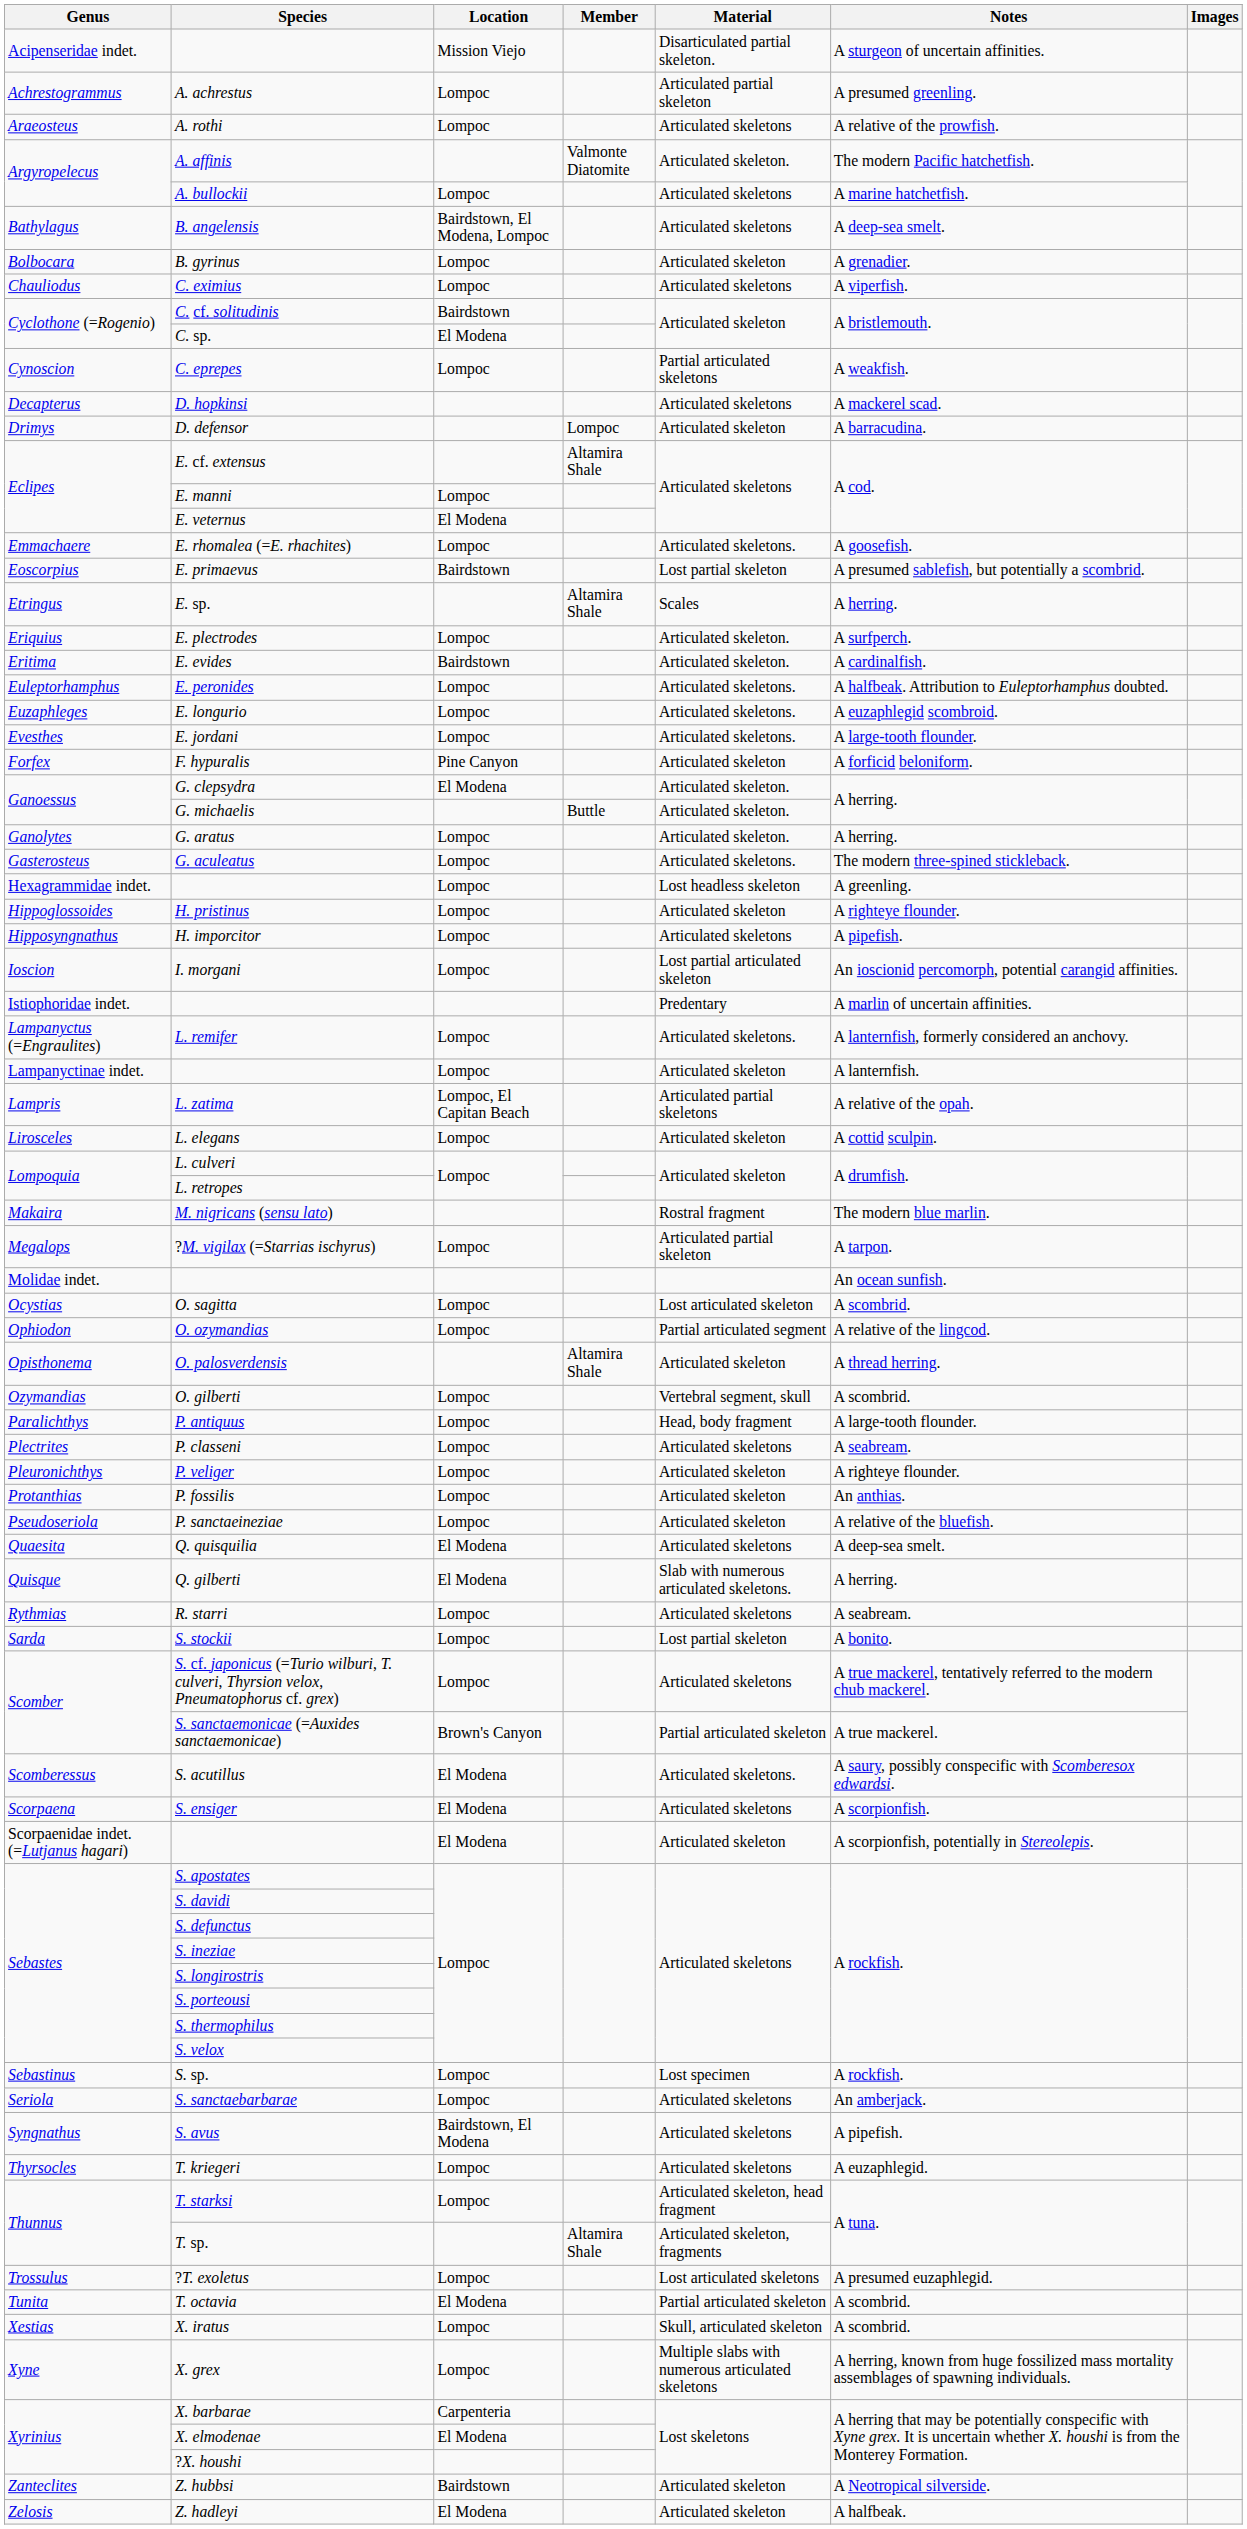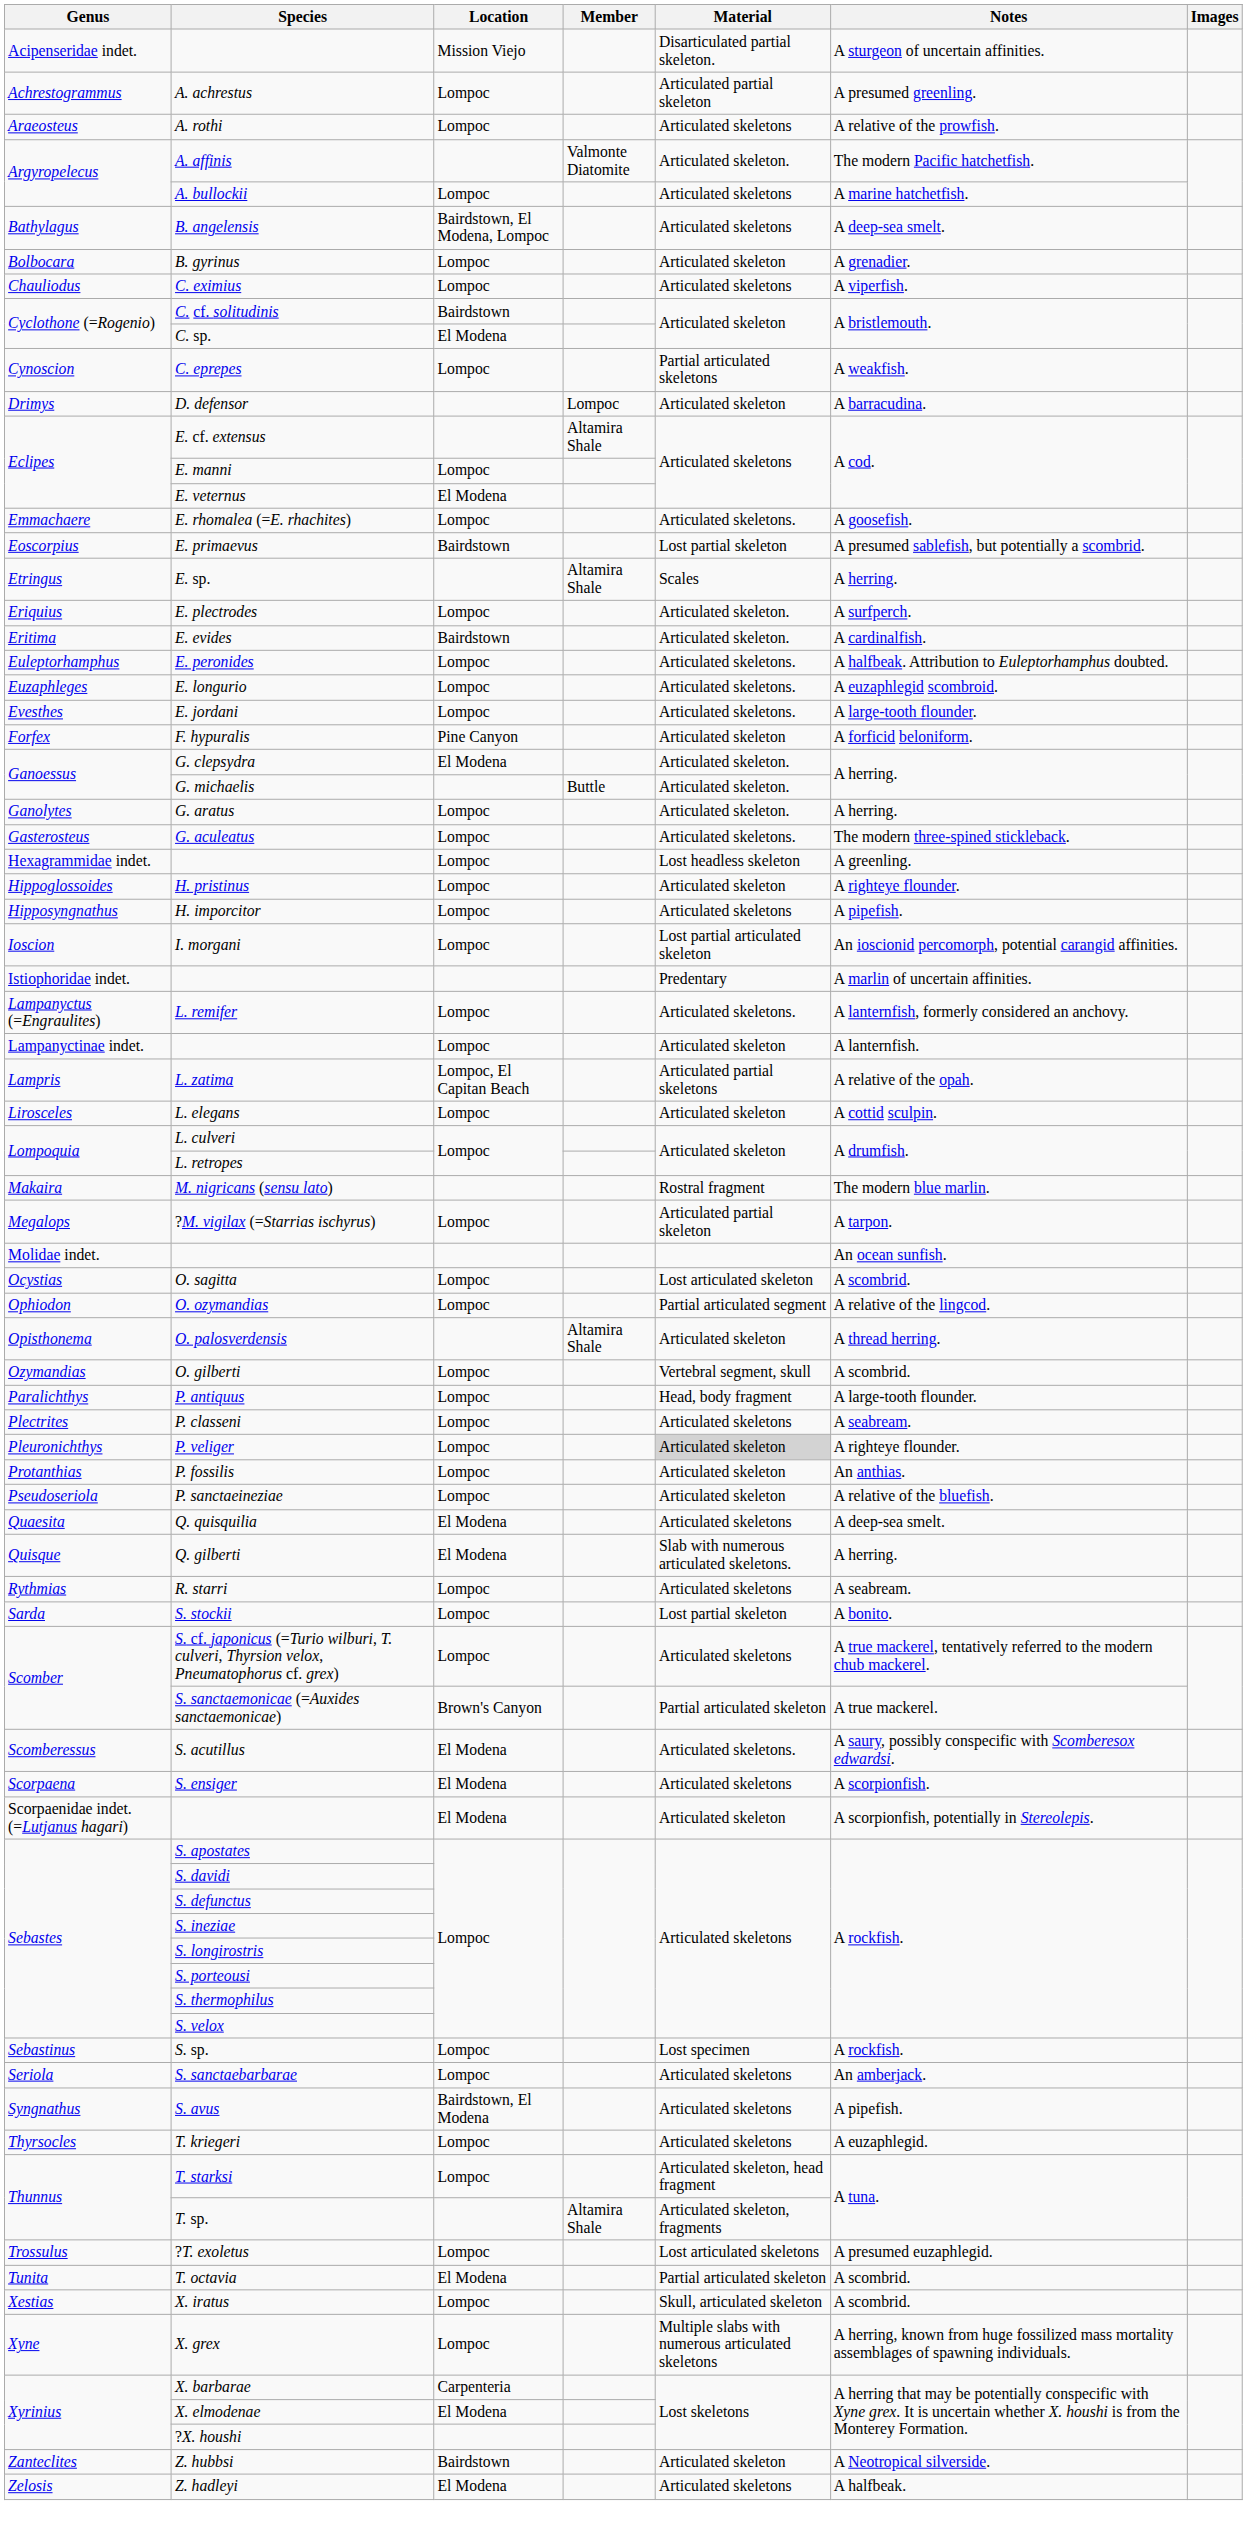- row: (44, 403)
(722, 1471) no background -> (722, 1447) lightgrey background
(722, 2511) Articulated skeleton -> (725, 2486) Articulated skeletons
